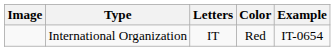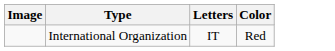- column: (302, 14)
